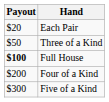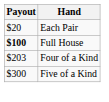- row: (71, 43)
(16, 74) $200 -> (16, 58) $203
